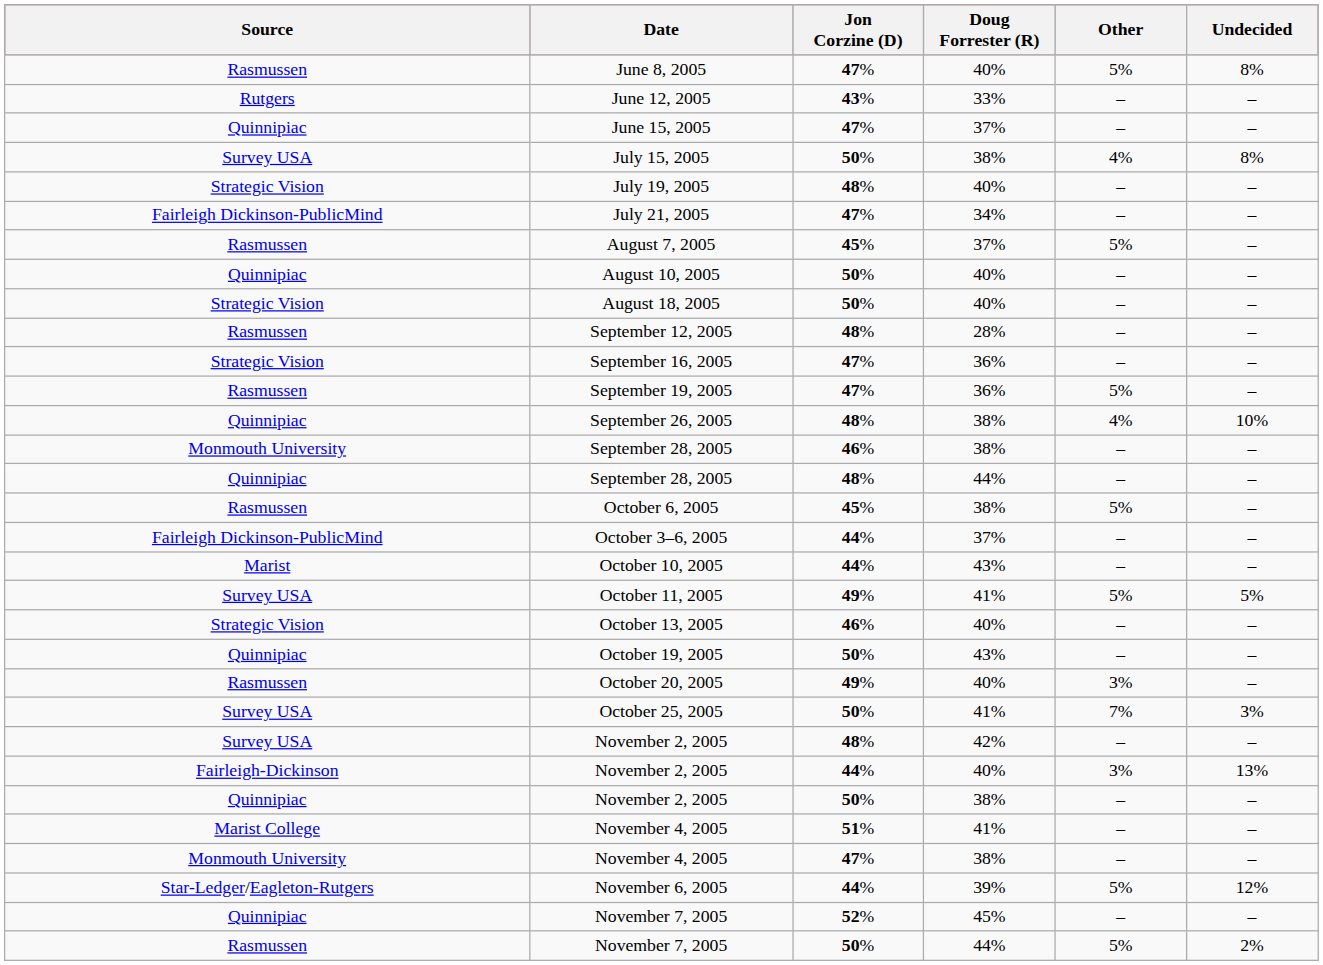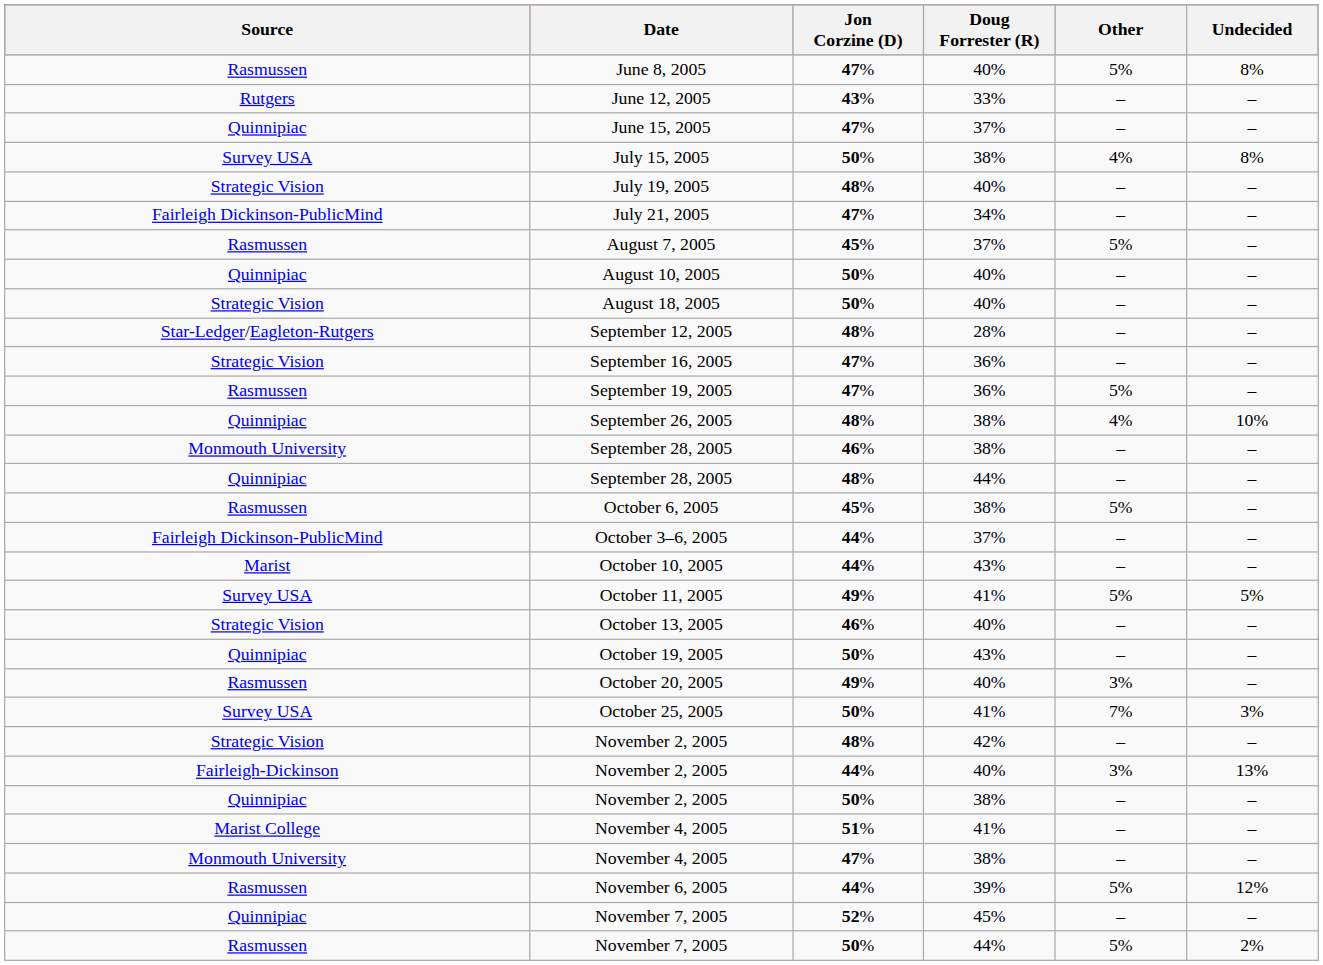(267, 332) Rasmussen -> (267, 332) Star-Ledger/Eagleton-Rutgers
(267, 741) Survey USA -> (267, 741) Strategic Vision
(267, 887) Star-Ledger/Eagleton-Rutgers -> (267, 887) Rasmussen
